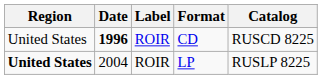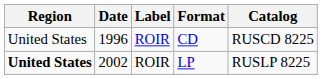(113, 39) bold -> (113, 39) normal
(113, 62) 2004 -> (113, 62) 2002
